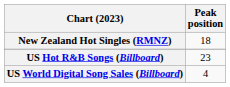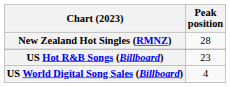(205, 40) 18 -> (205, 40) 28
